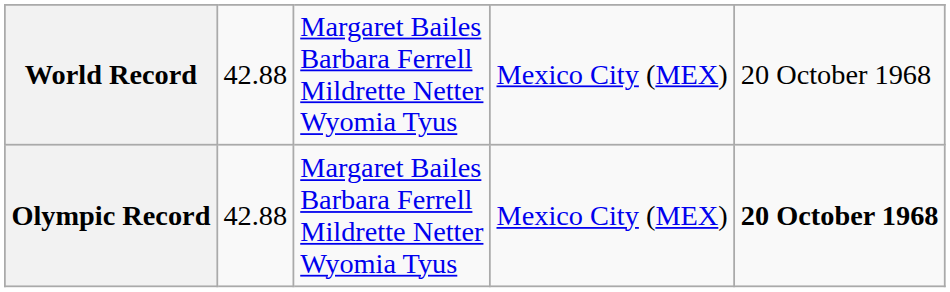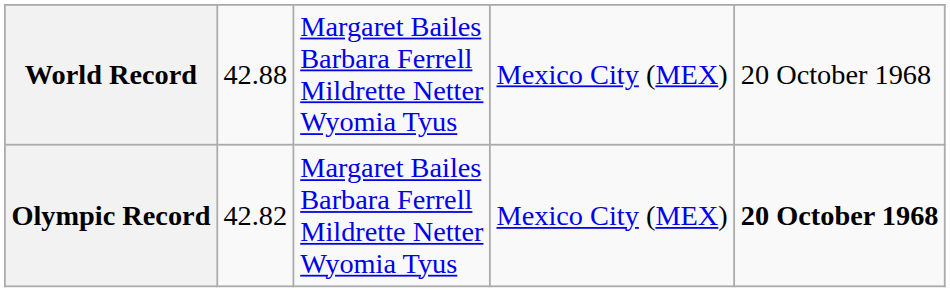(255, 215) 42.88 -> (255, 215) 42.82
